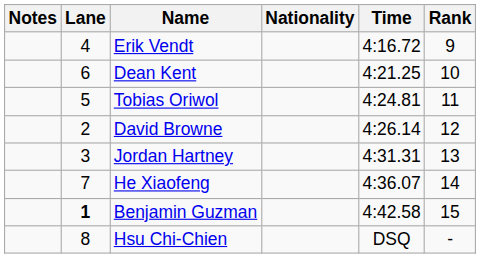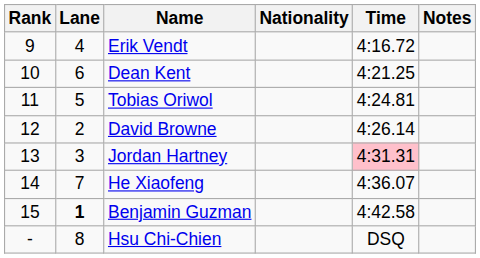columns swapped: (450, 18) <-> (33, 18)
(392, 156) no background -> (386, 156) pink background
